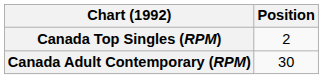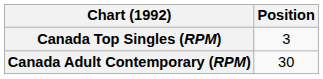(286, 39) 2 -> (286, 39) 3
